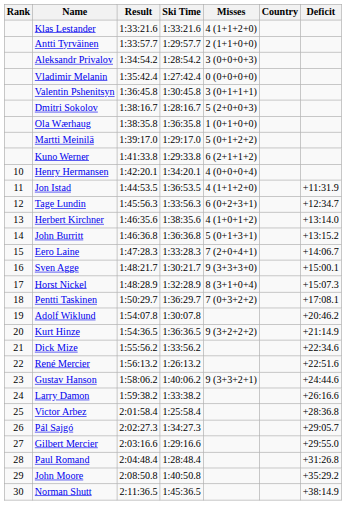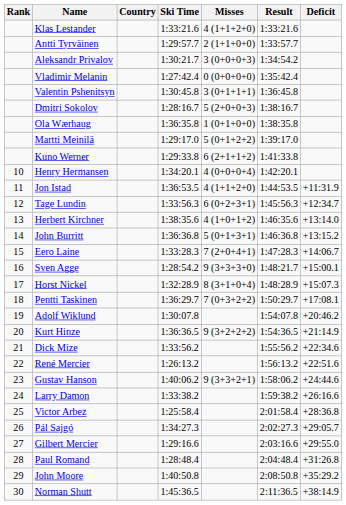columns swapped: (280, 12) <-> (138, 12)
(182, 60) 1:28:54.2 -> (180, 60) 1:30:21.7
(182, 268) 1:30:21.7 -> (180, 268) 1:28:54.2
